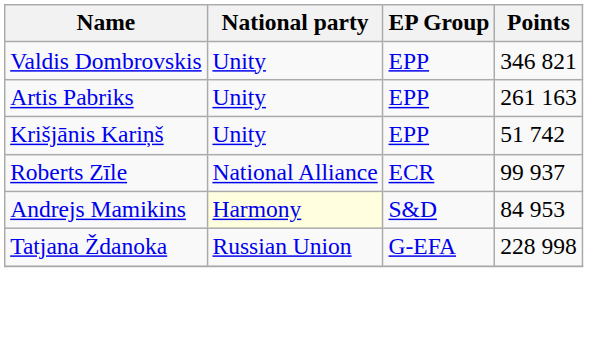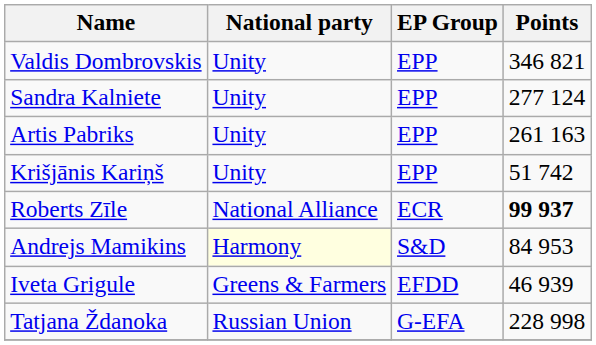+ row: (86, 97)
(533, 172) normal -> (541, 209) bold
+ row: (73, 284)
